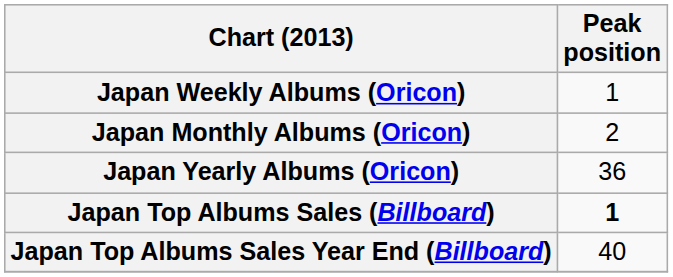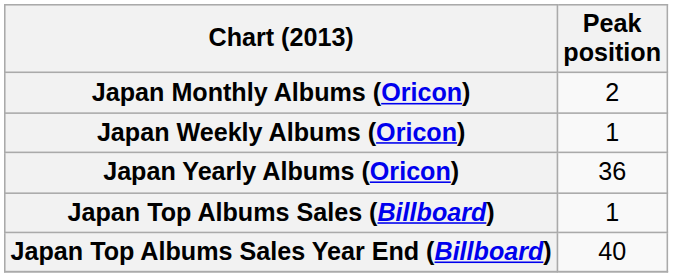rows swapped: (281, 92) <-> (281, 132)
(612, 212) bold -> (612, 212) normal
